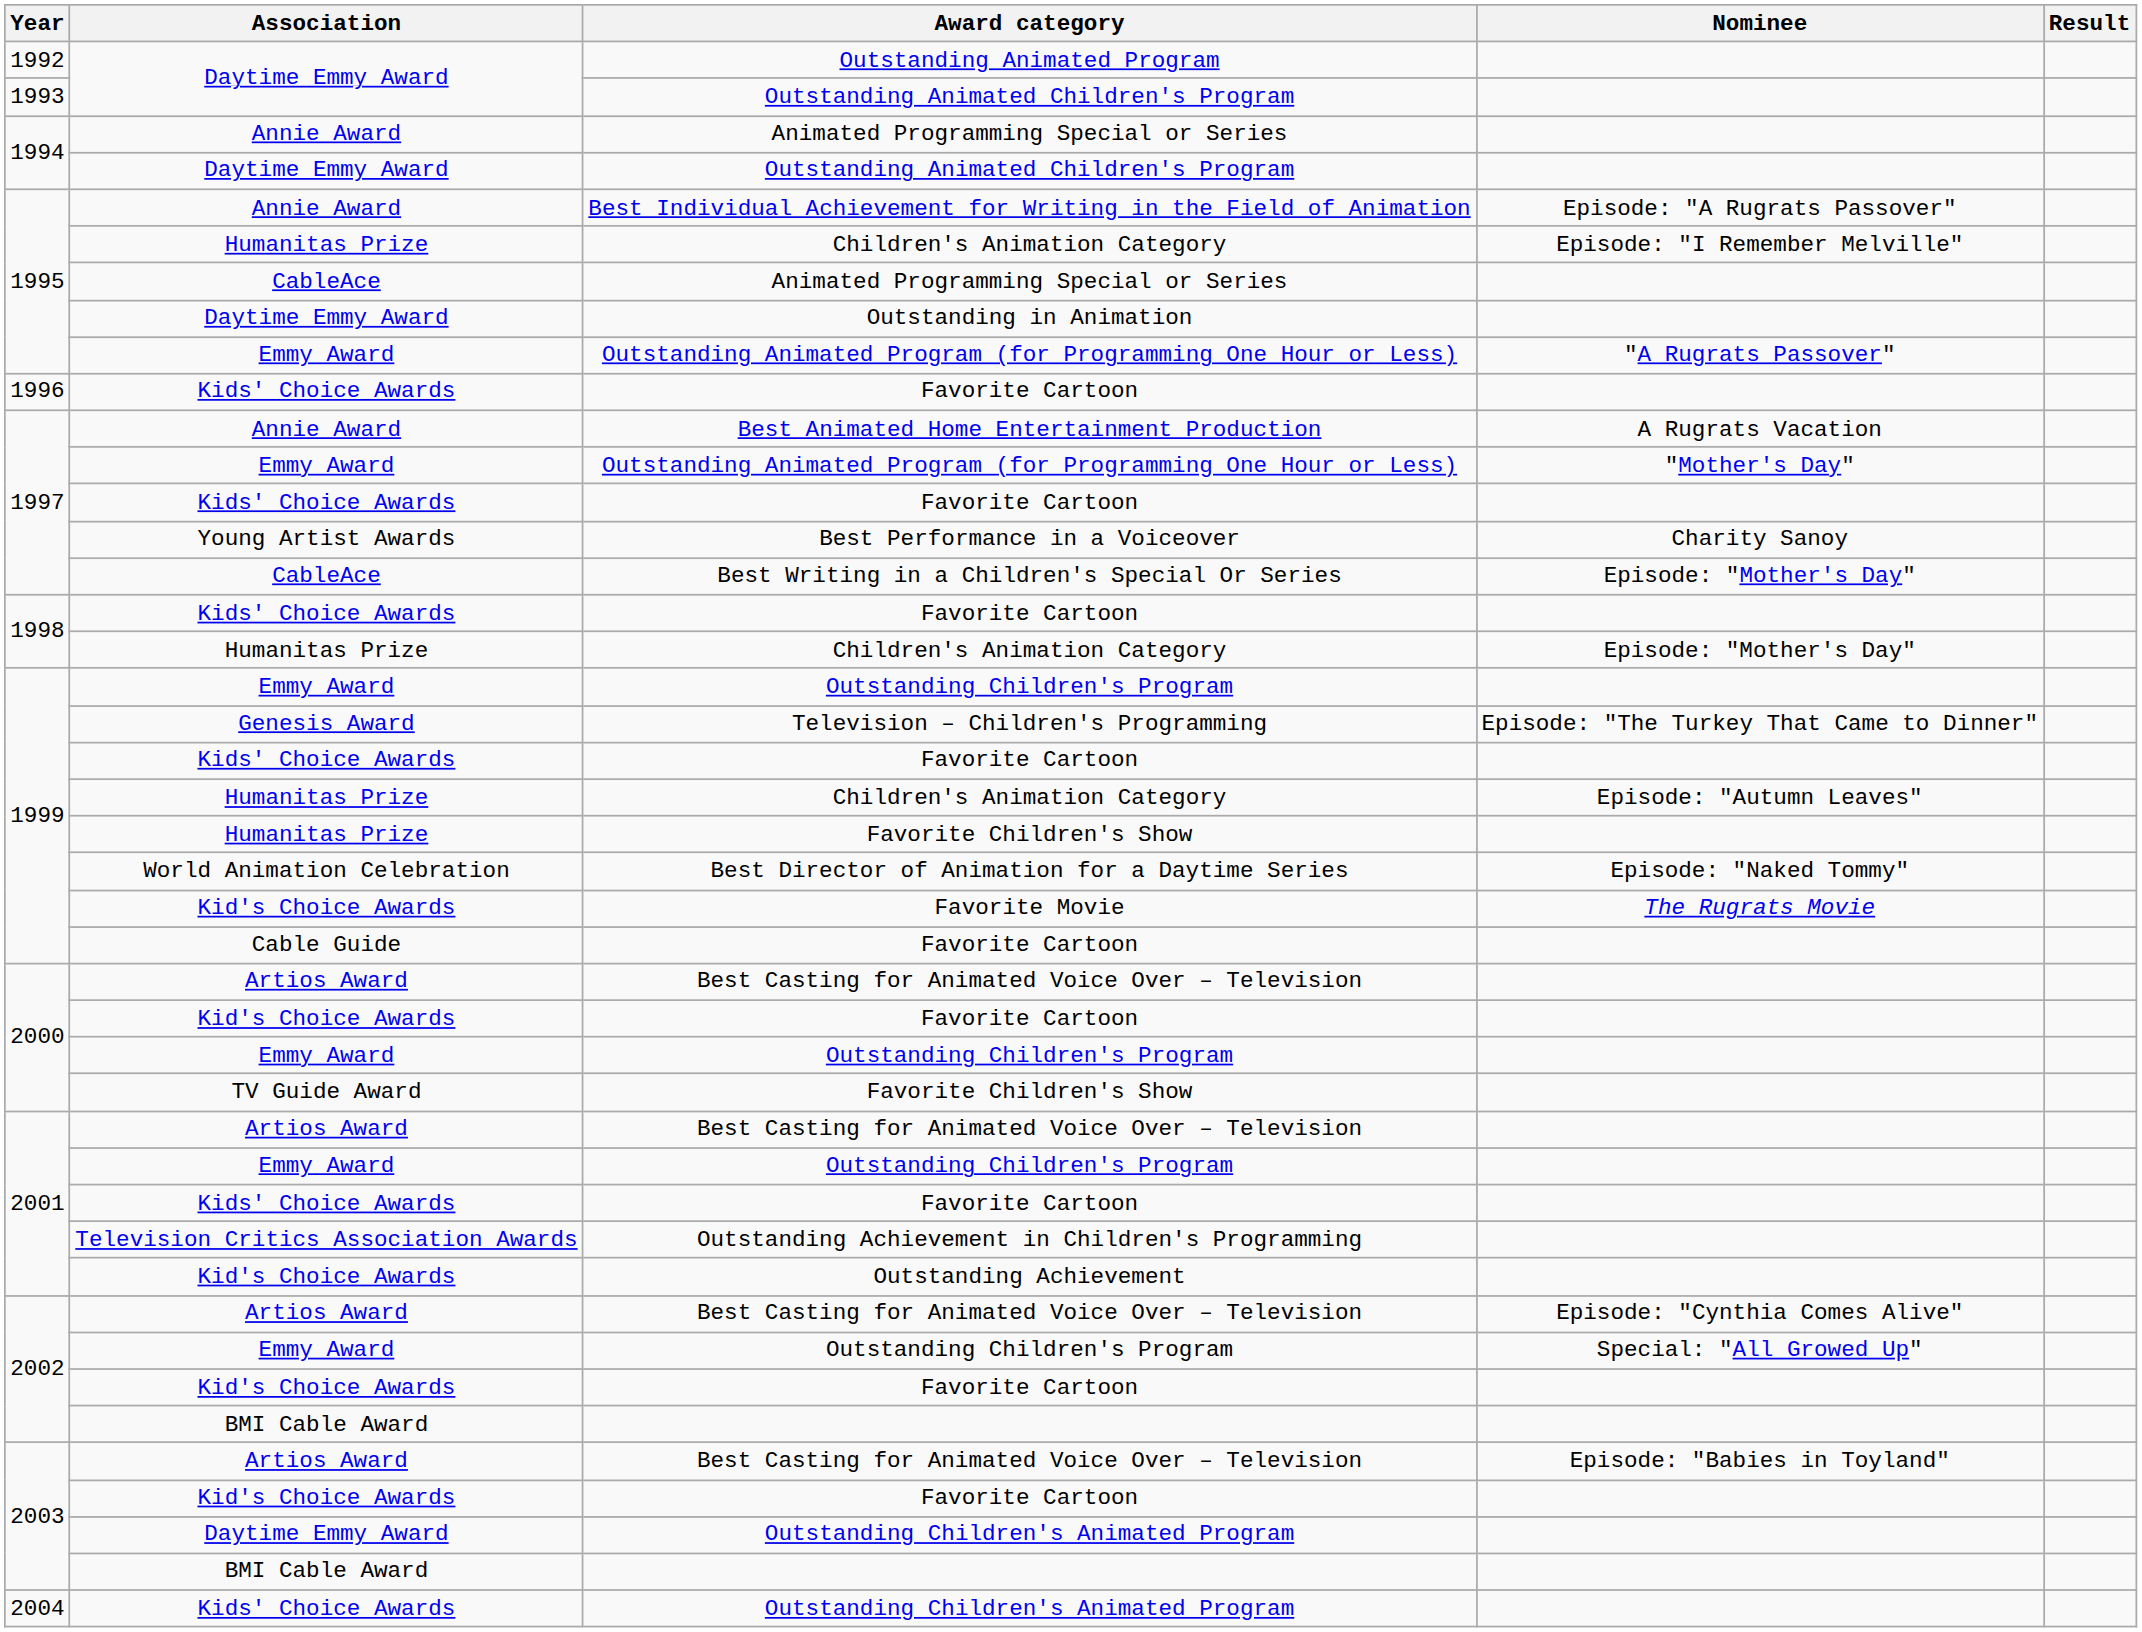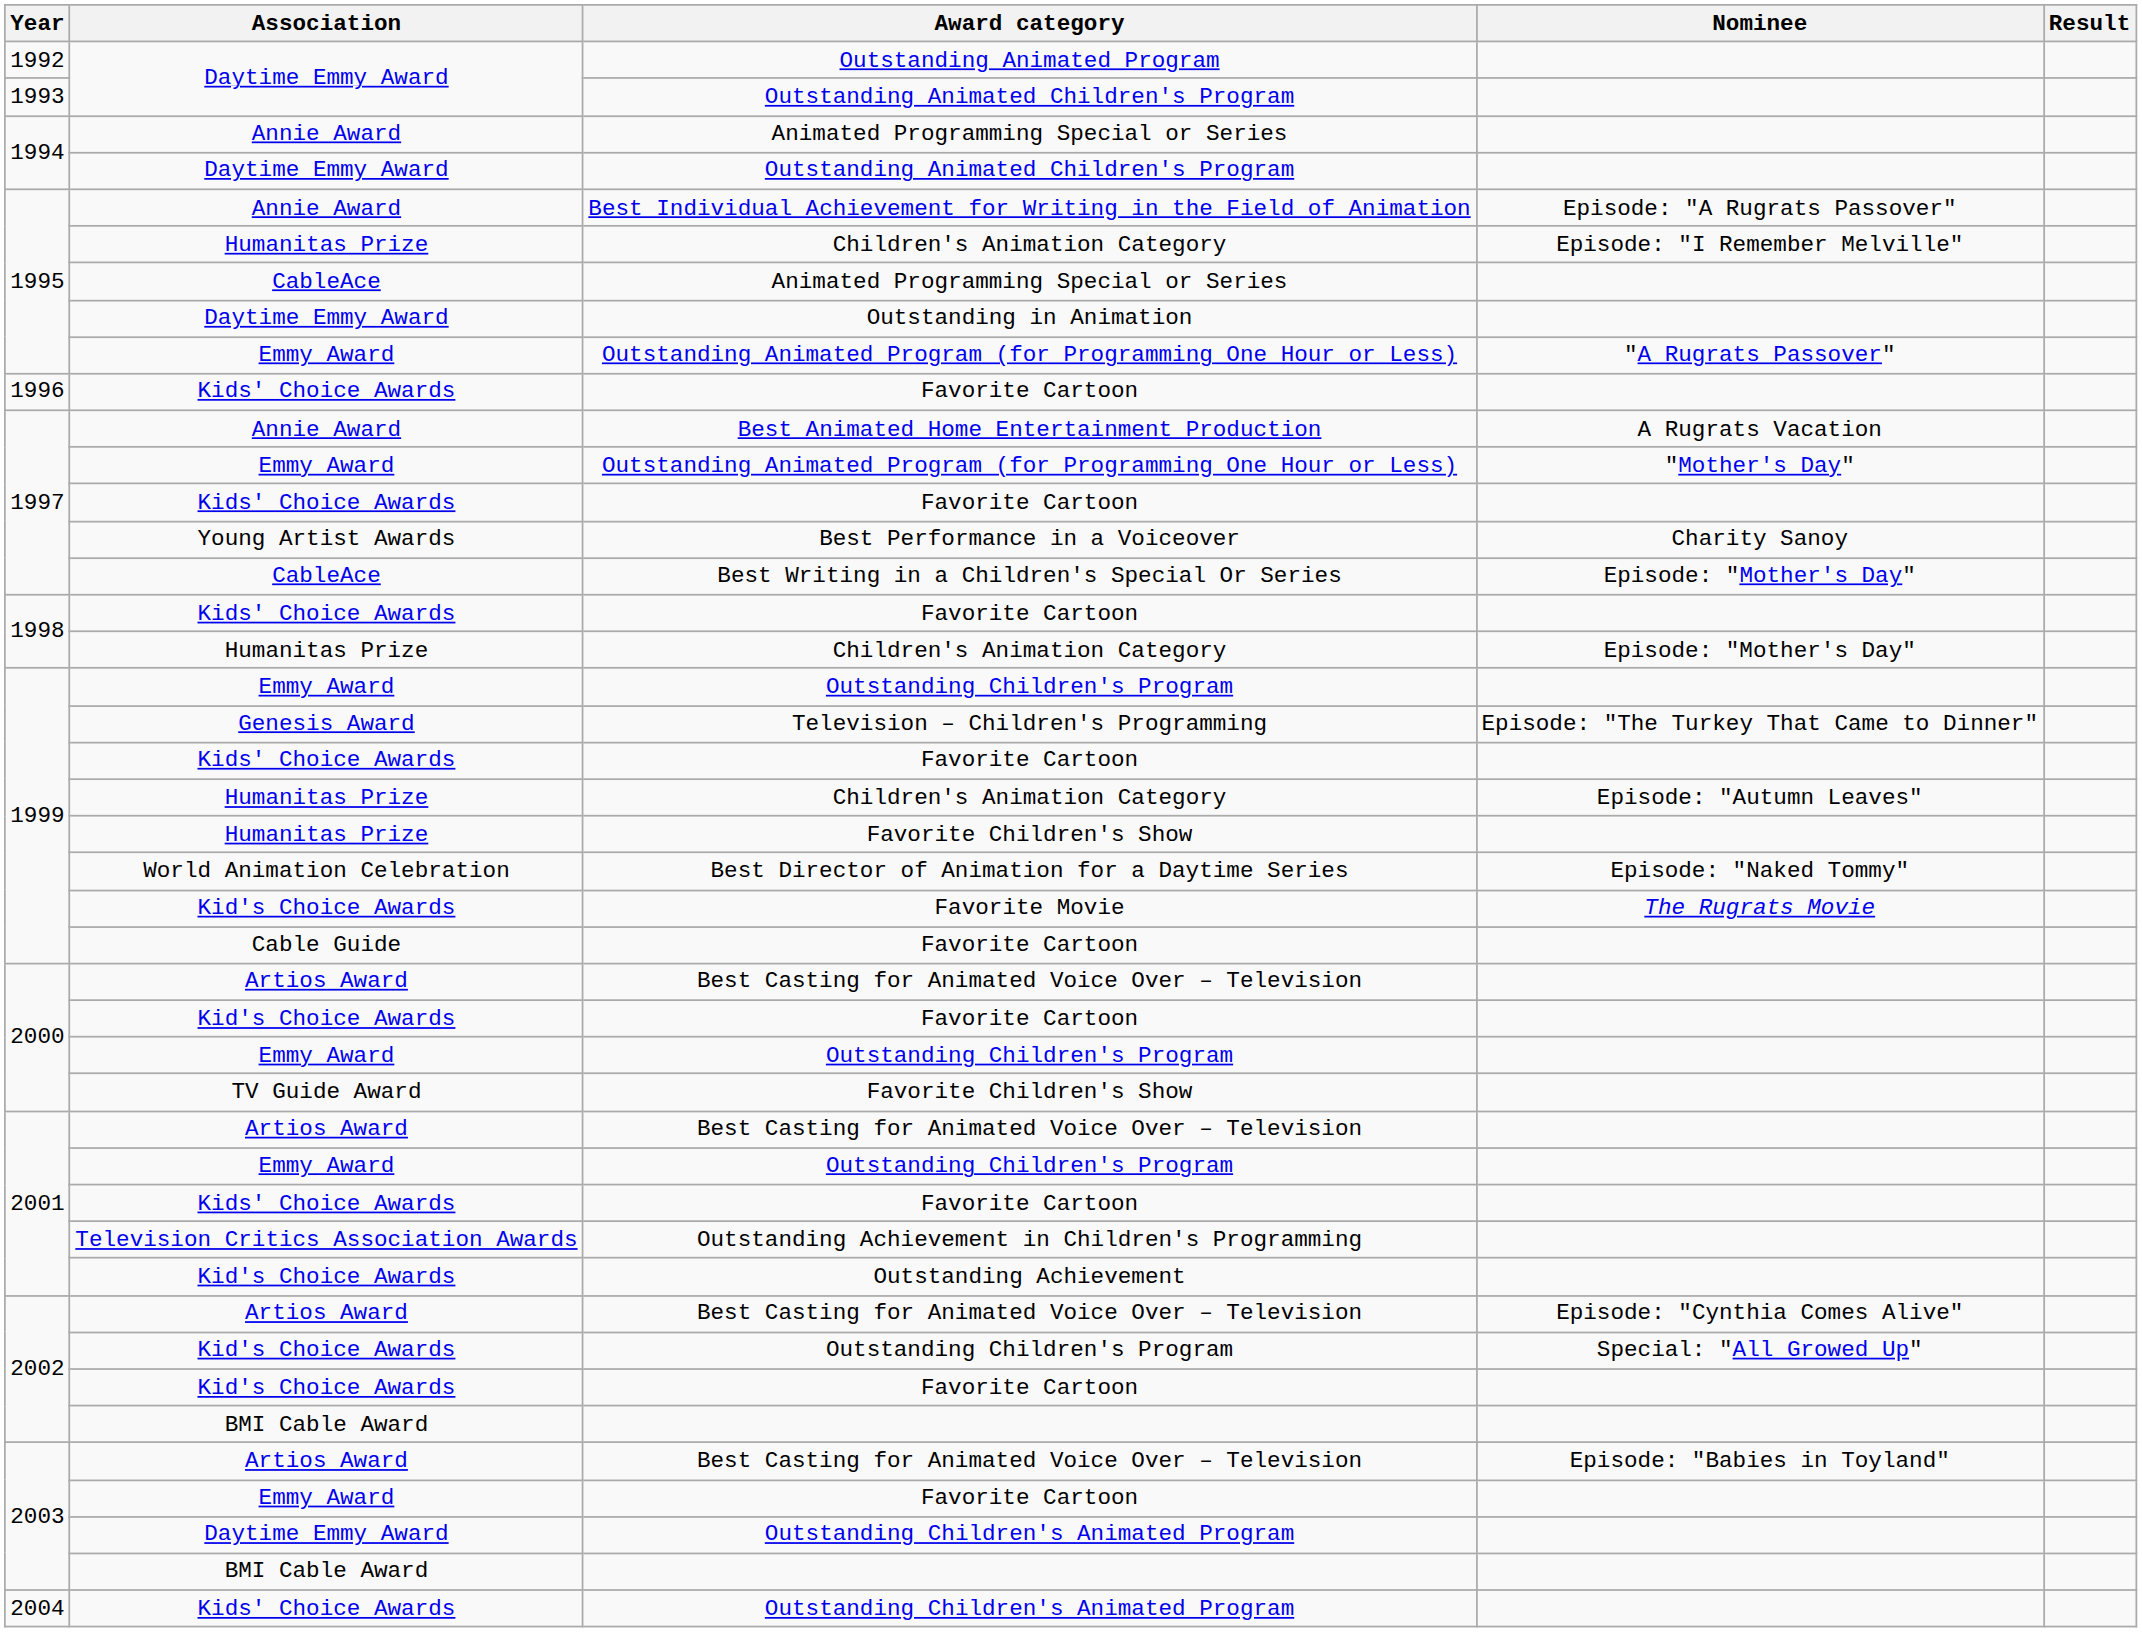(326, 1350) Emmy Award -> (326, 1350) Kid's Choice Awards
(326, 1498) Kid's Choice Awards -> (326, 1498) Emmy Award
